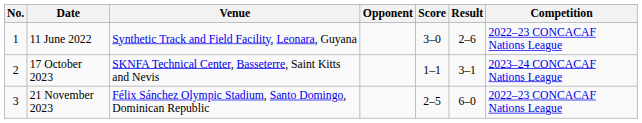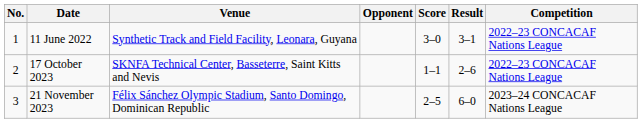(467, 38) 2–6 -> (467, 38) 3–1
(467, 70) 3–1 -> (467, 70) 2–6
(542, 70) 2023–24 CONCACAF Nations League -> (542, 70) 2022–23 CONCACAF Nations League
(542, 102) 2022–23 CONCACAF Nations League -> (542, 102) 2023–24 CONCACAF Nations League
